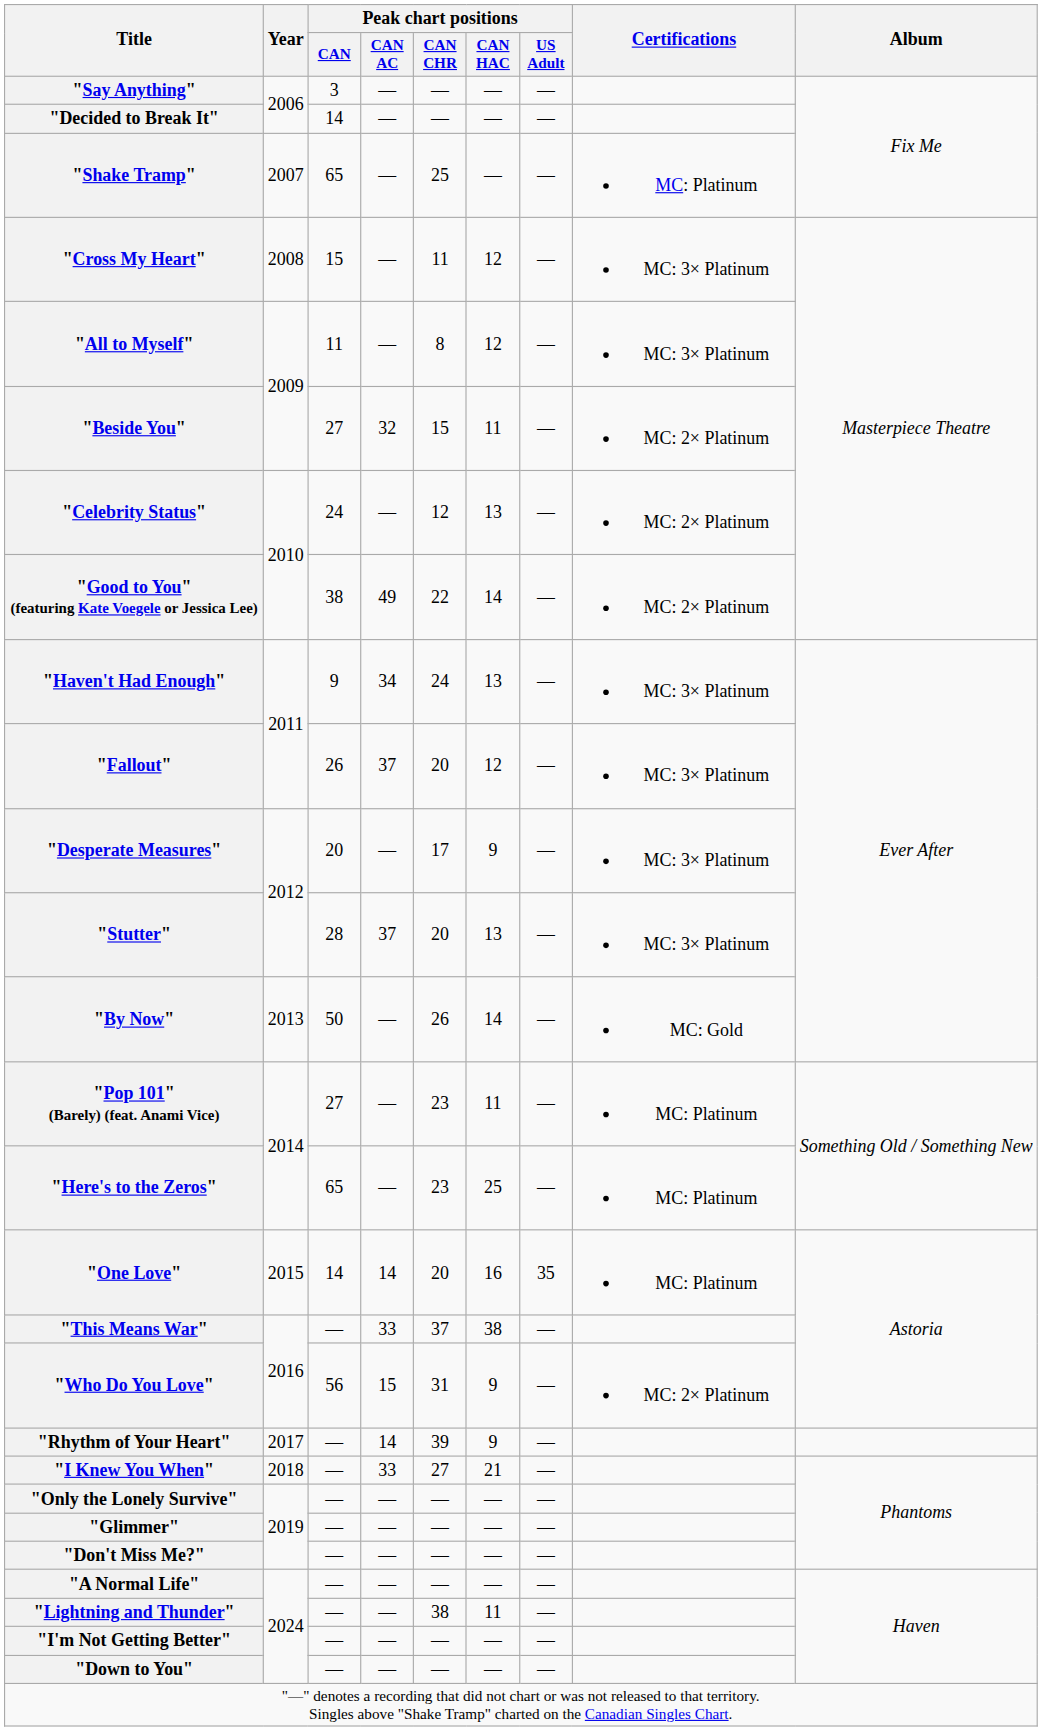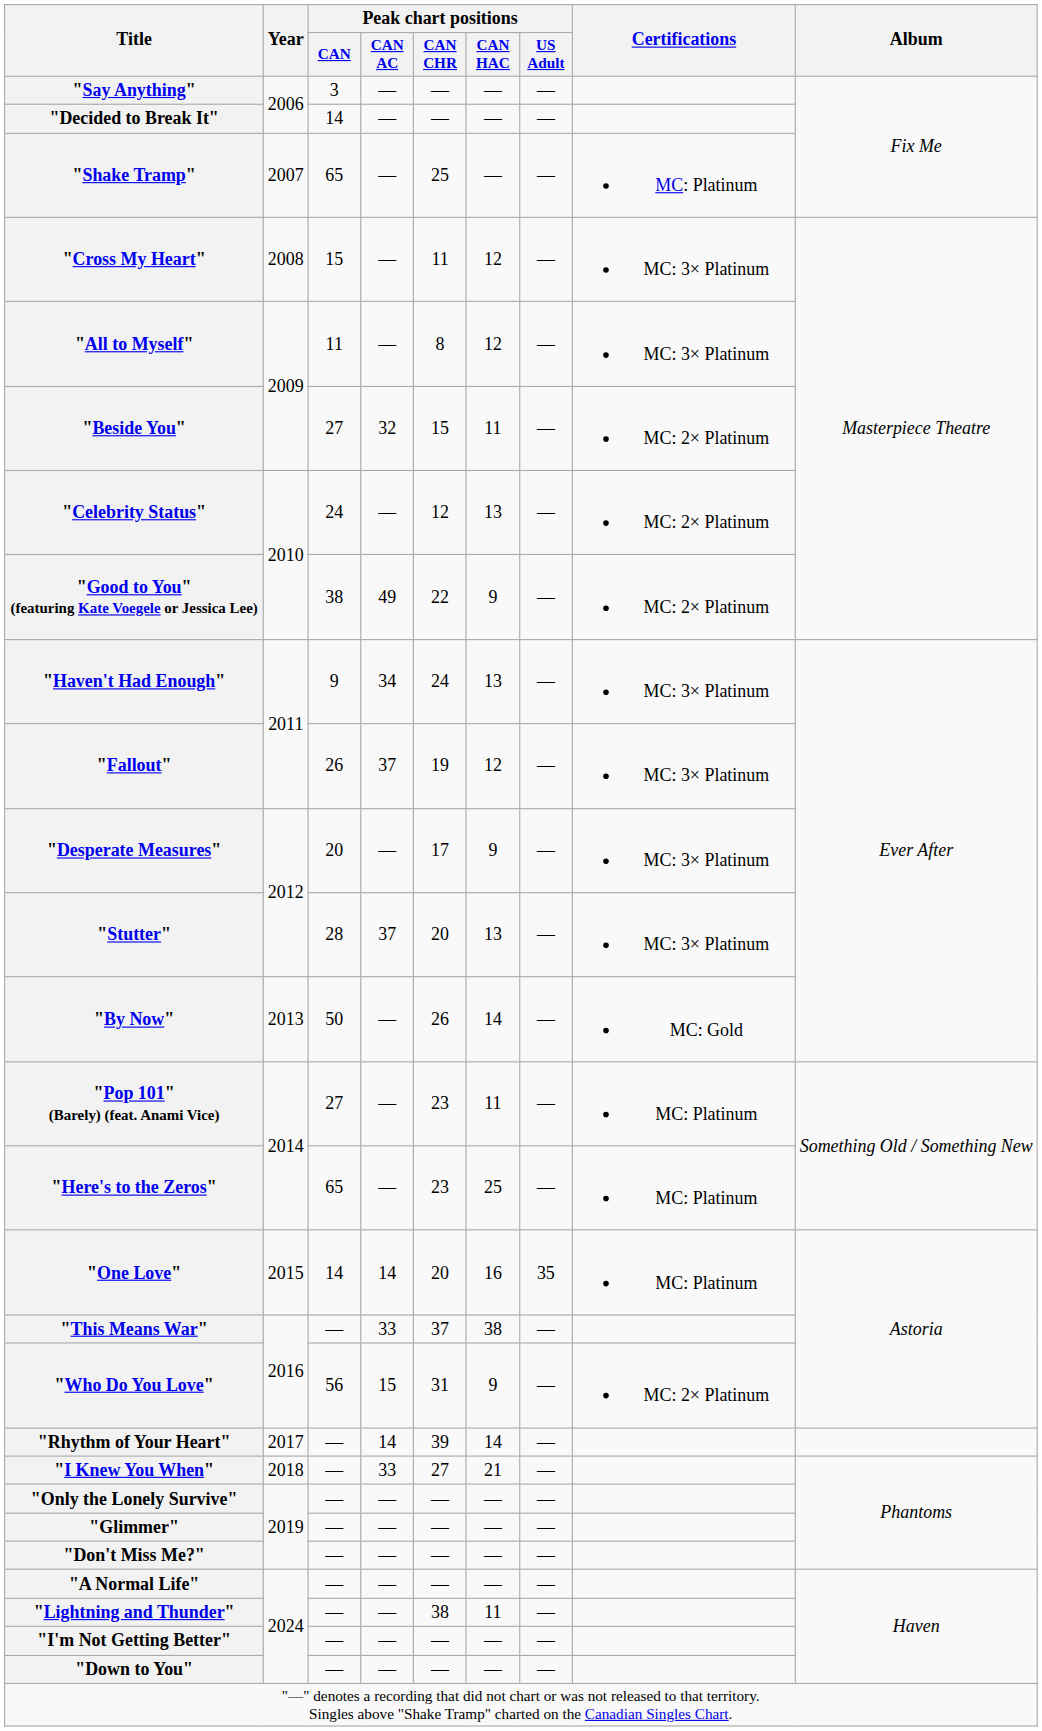(493, 597) 14 -> (493, 597) 9
(440, 765) 20 -> (440, 765) 19
(493, 1441) 9 -> (493, 1441) 14
